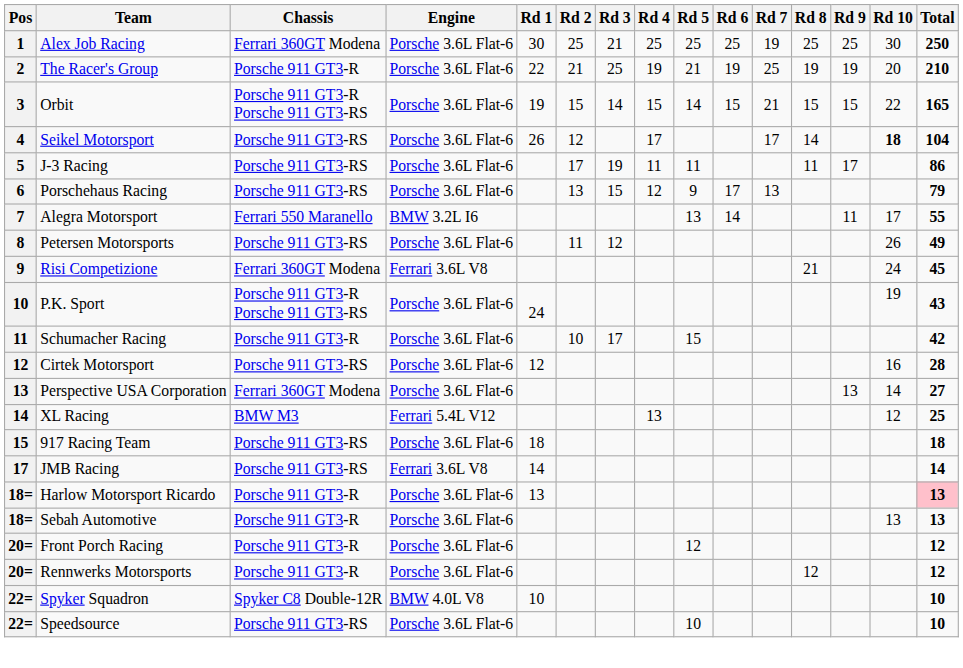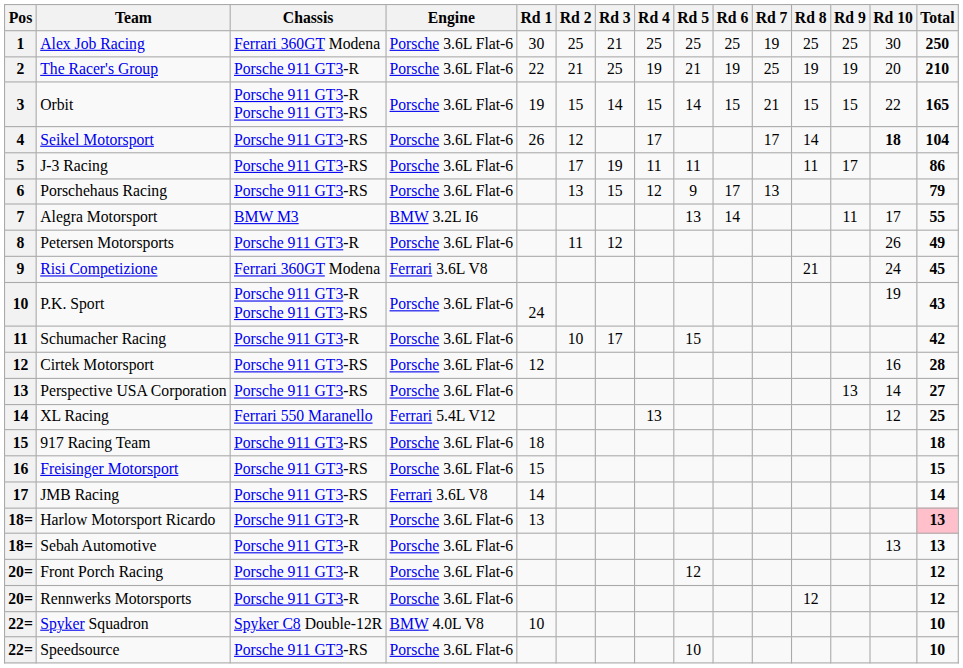(303, 217) Ferrari 550 Maranello -> (266, 217) BMW M3
(301, 243) Porsche 911 GT3-RS -> (296, 243) Porsche 911 GT3-R
(307, 391) Ferrari 360GT Modena -> (301, 391) Porsche 911 GT3-RS
(266, 417) BMW M3 -> (303, 417) Ferrari 550 Maranello
+ row: (109, 469)
